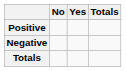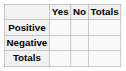columns swapped: (78, 12) <-> (58, 12)
